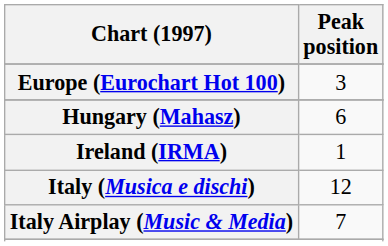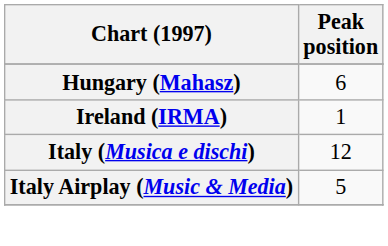- row: (151, 81)
(341, 221) 7 -> (341, 186) 5
